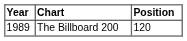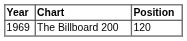(18, 28) 1989 -> (18, 28) 1969
